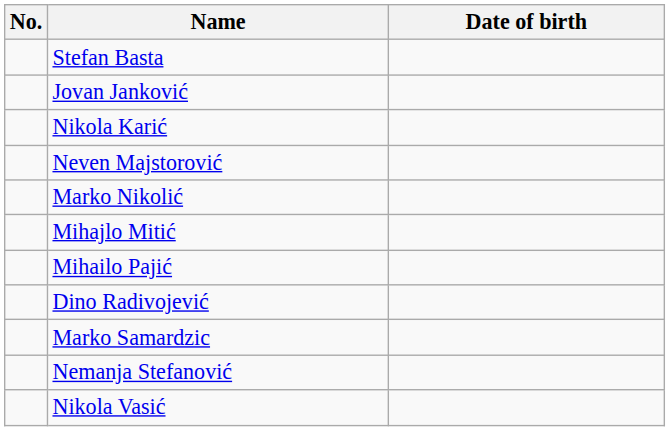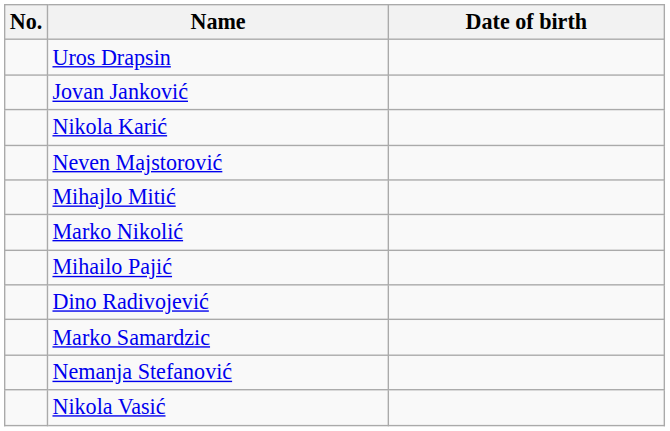- row: (108, 57)
+ row: (112, 57)
rows swapped: (114, 232) <-> (118, 197)
